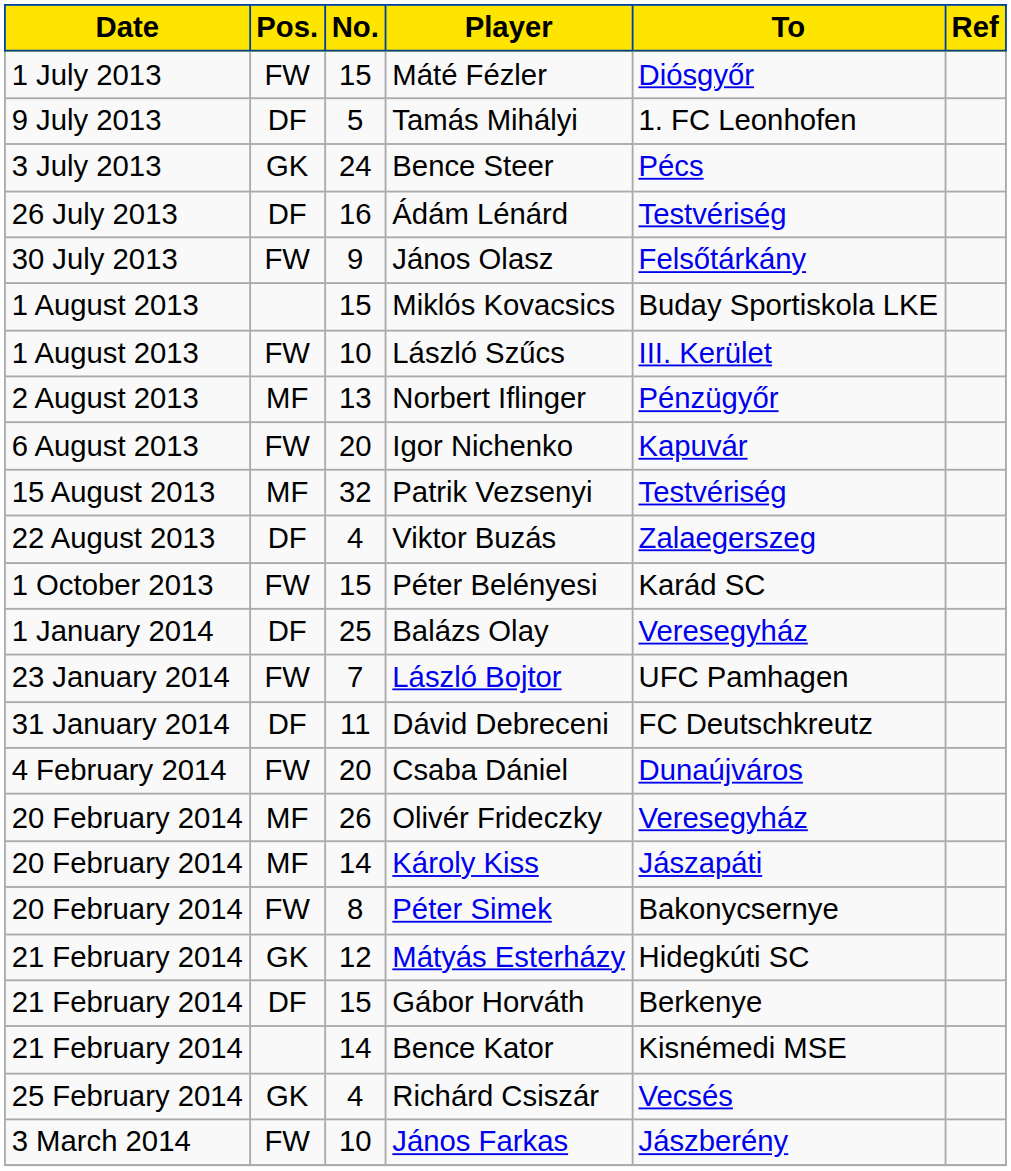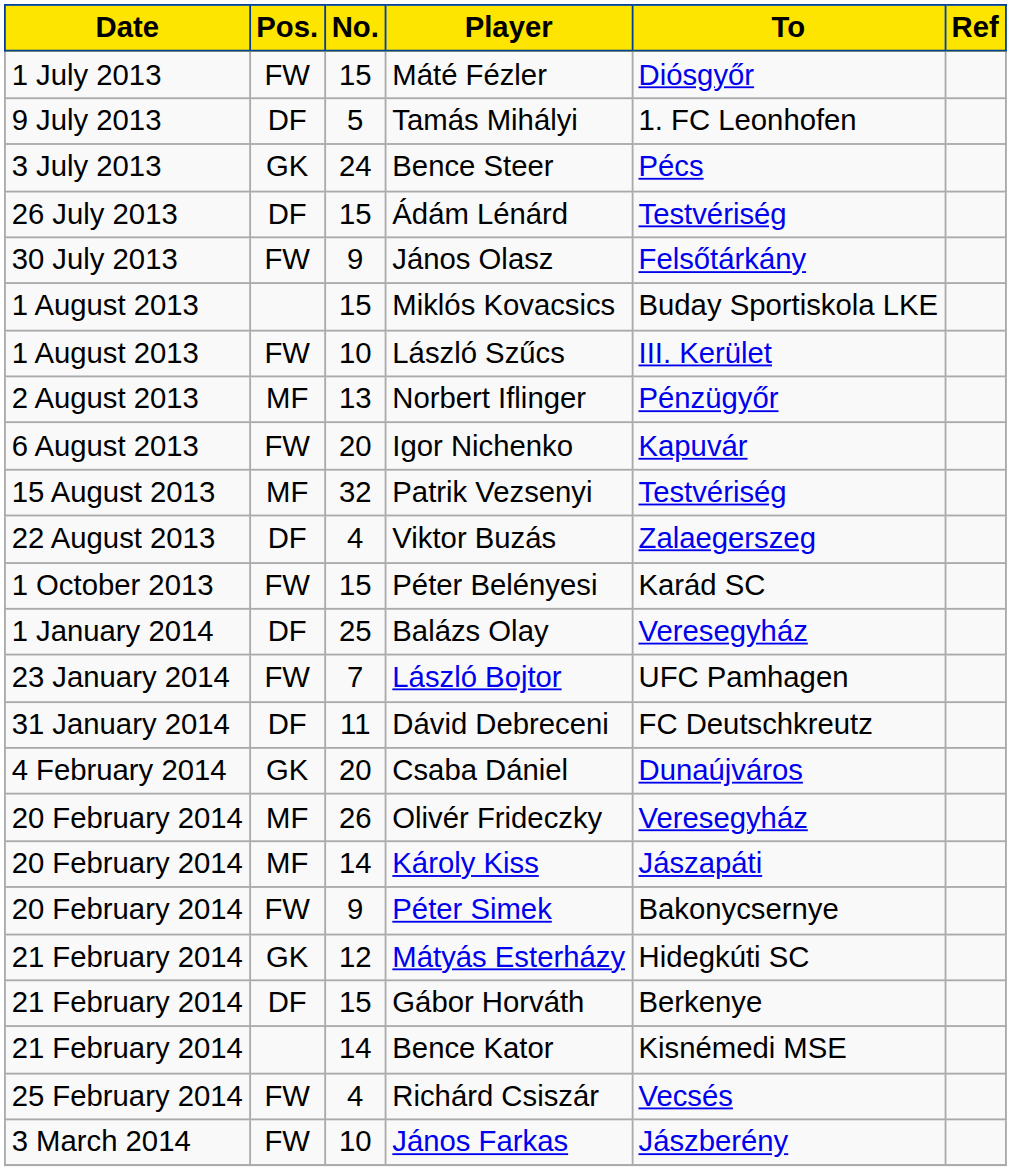(355, 213) 16 -> (355, 213) 15
(287, 770) FW -> (287, 770) GK
(355, 910) 8 -> (355, 910) 9
(287, 1095) GK -> (287, 1095) FW
